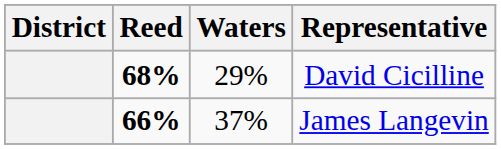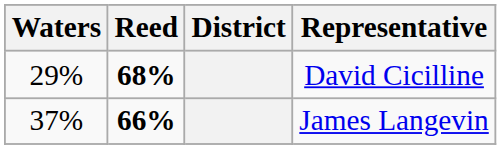columns swapped: (59, 27) <-> (241, 27)
